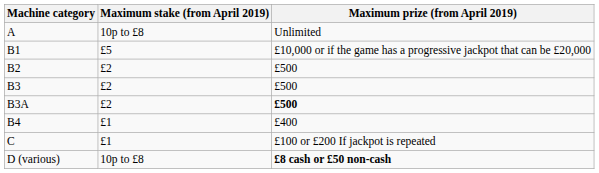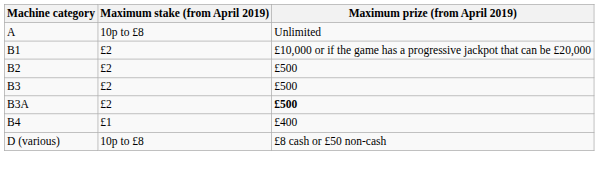(106, 50) £5 -> (106, 50) £2
- row: (11, 141)
(333, 159) bold -> (330, 141) normal
